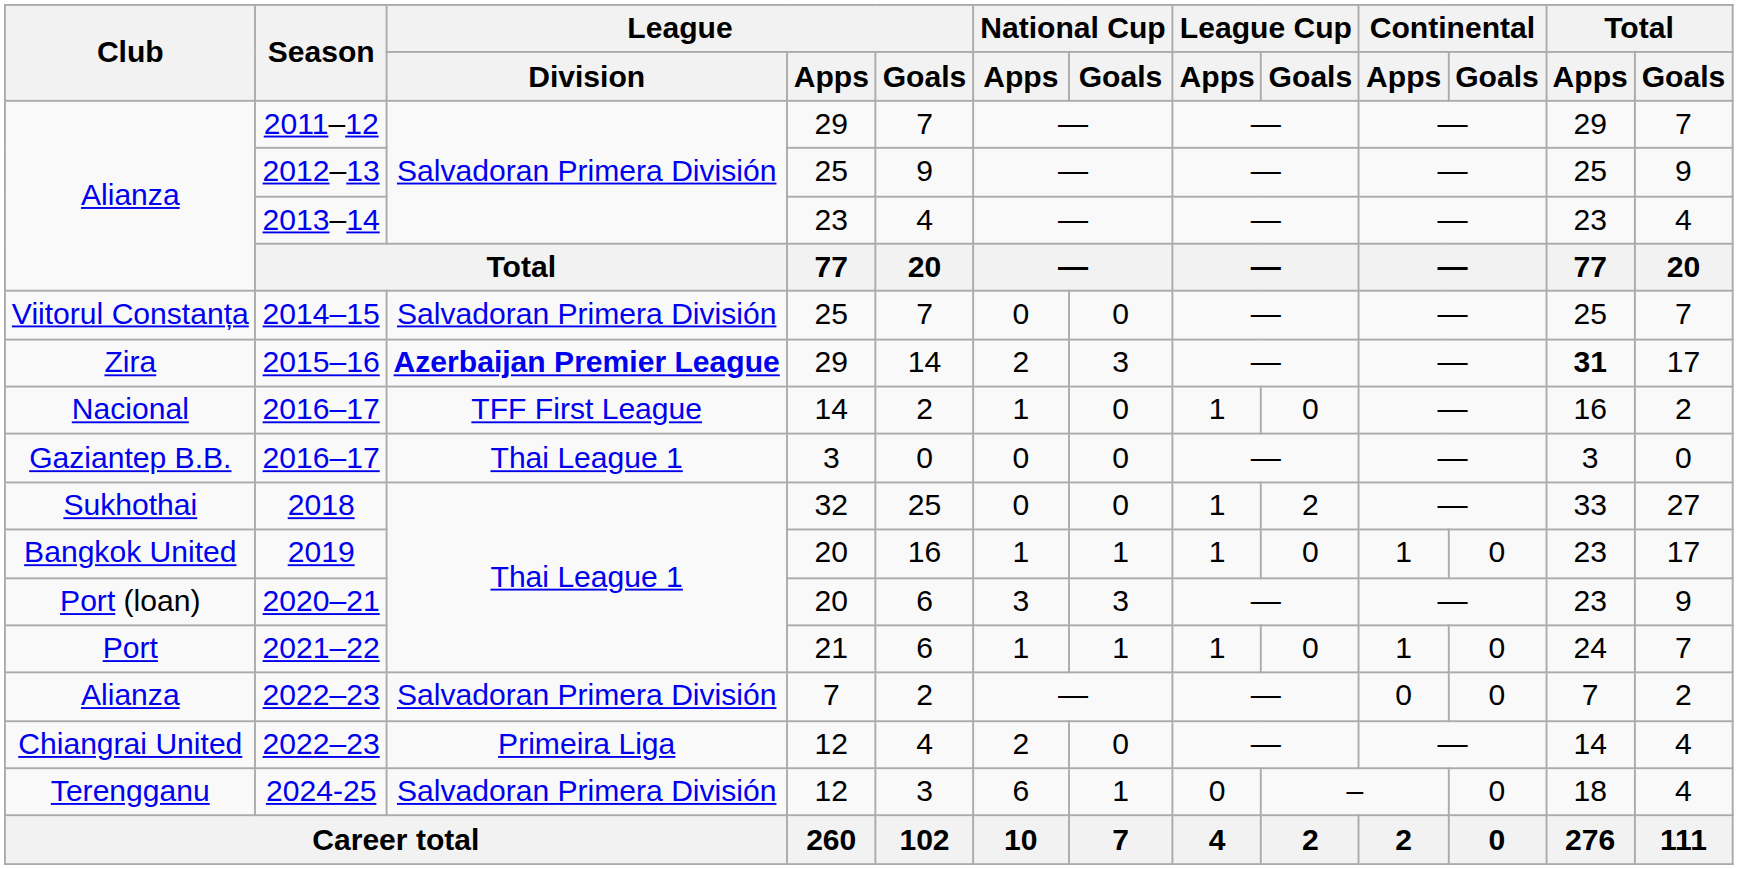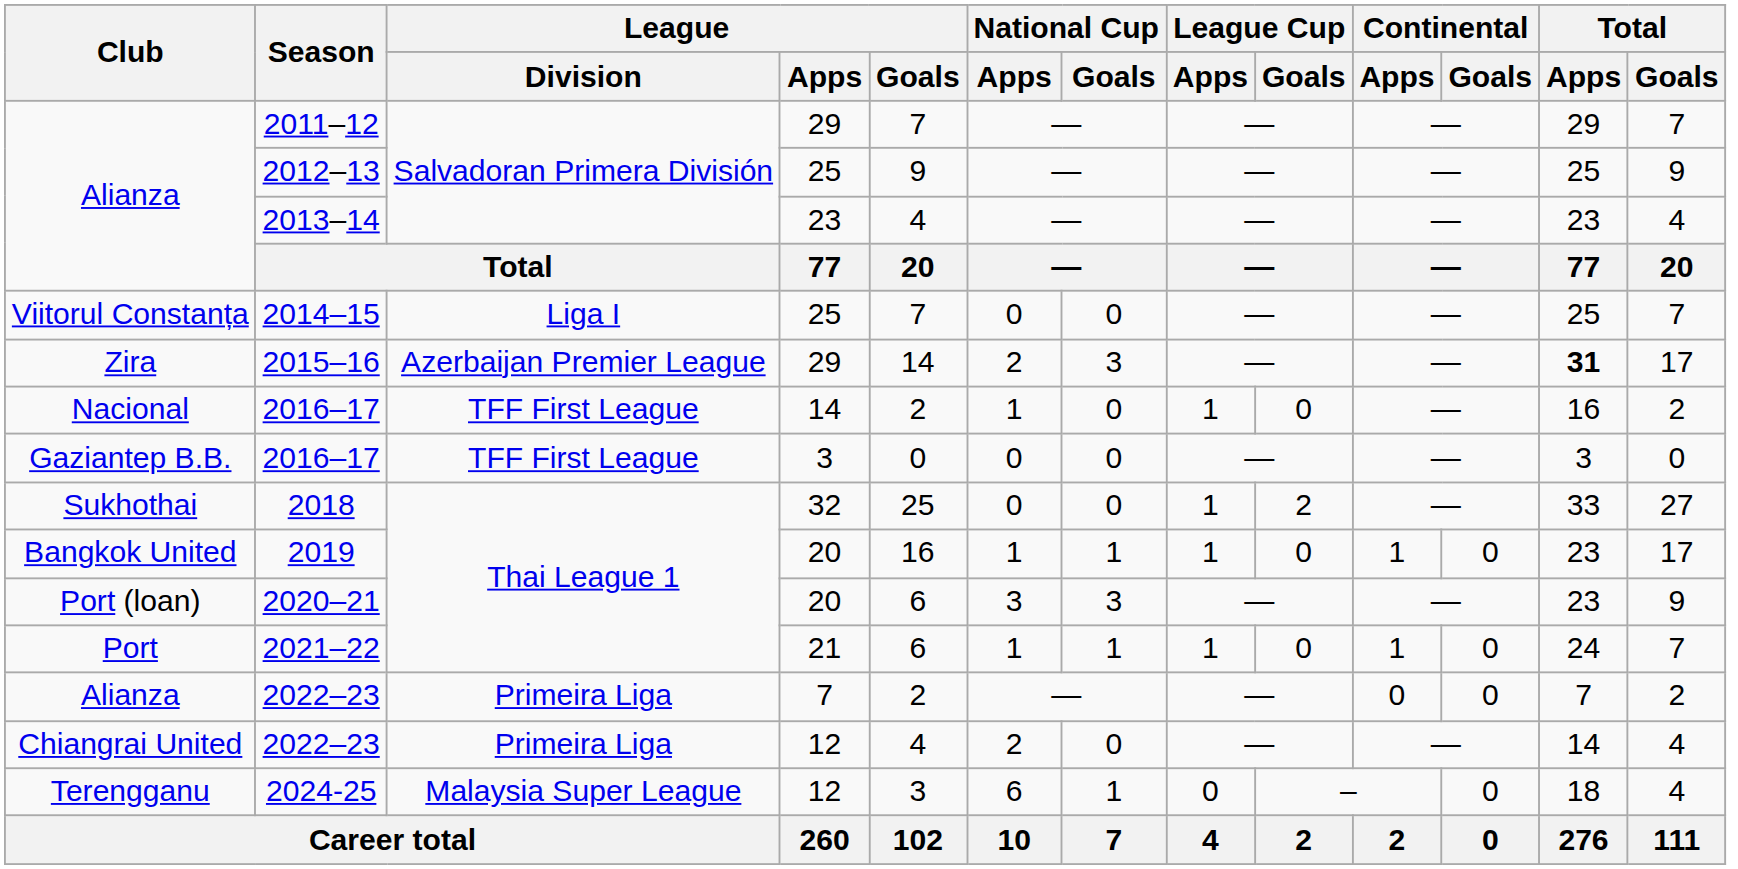(587, 314) Salvadoran Primera División -> (583, 314) Liga I
(587, 362) bold -> (583, 362) normal
(587, 457) Thai League 1 -> (583, 457) TFF First League
(587, 696) Salvadoran Primera División -> (583, 696) Primeira Liga
(587, 791) Salvadoran Primera División -> (583, 791) Malaysia Super League
